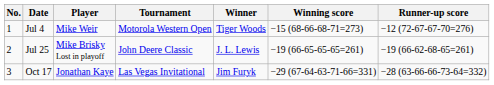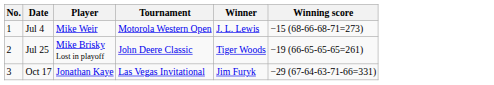- column: (434, 12)
(241, 28) Tiger Woods -> (238, 28) J. L. Lewis
(238, 50) J. L. Lewis -> (241, 50) Tiger Woods
